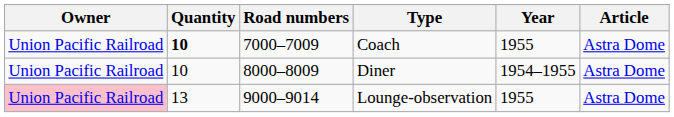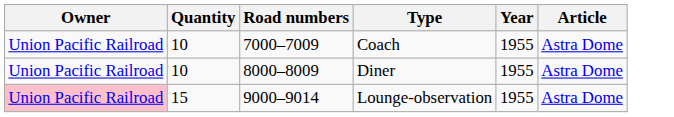(179, 44) bold -> (179, 44) normal
(538, 71) 1954–1955 -> (517, 71) 1955
(179, 97) 13 -> (179, 97) 15
